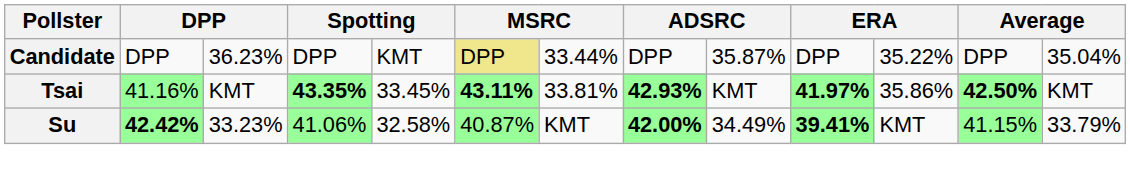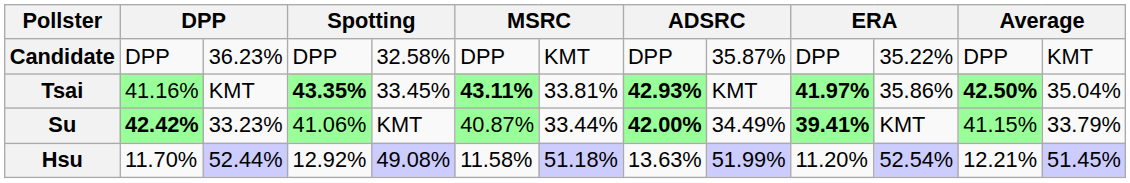(399, 56) KMT -> (413, 56) 32.58%
(483, 56) khaki background -> (483, 56) no background
(581, 56) 33.44% -> (567, 56) KMT
(1084, 56) 35.04% -> (1070, 56) KMT
(1070, 90) KMT -> (1084, 90) 35.04%
(413, 125) 32.58% -> (399, 125) KMT
(567, 125) KMT -> (581, 125) 33.44%
+ row: (62, 159)
